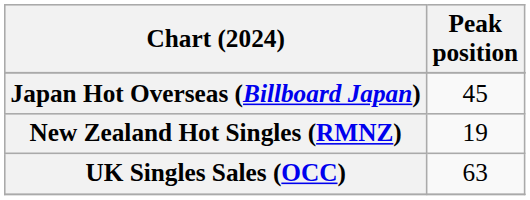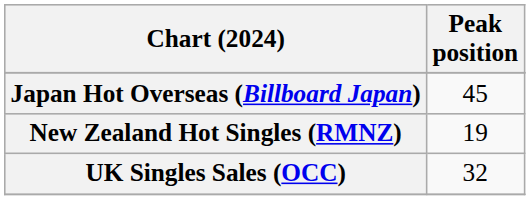(475, 173) 63 -> (475, 173) 32
